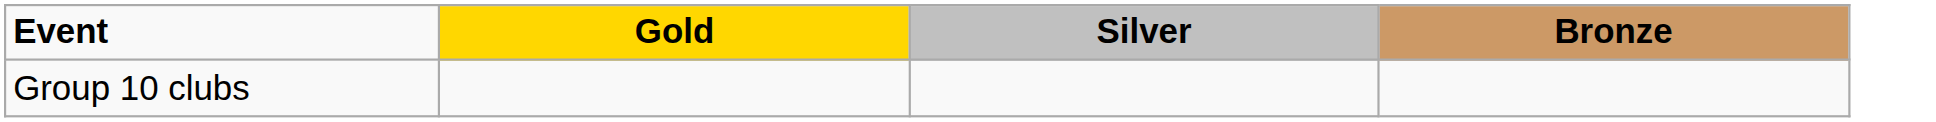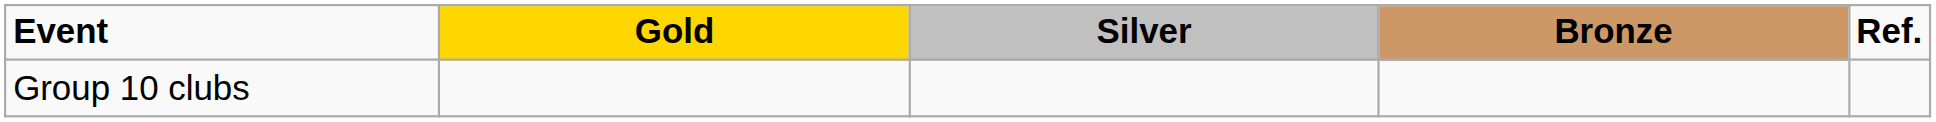+ column: (1889, 32)
